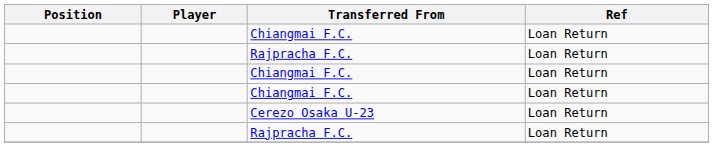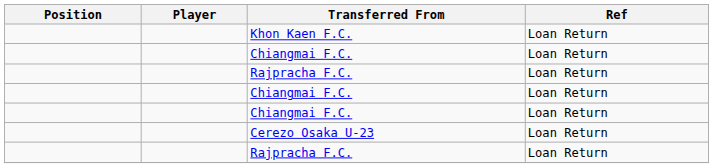+ row: (73, 34)
